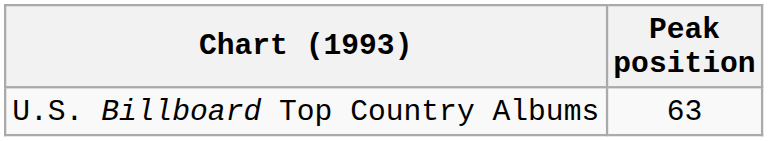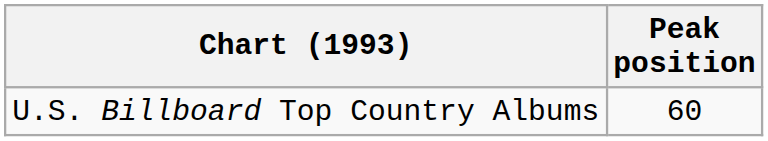(684, 112) 63 -> (684, 112) 60
